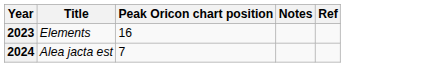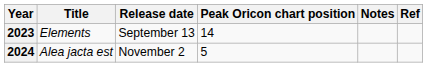+ column: (157, 14)
(125, 33) 16 -> (207, 33) 14
(122, 52) 7 -> (204, 52) 5
